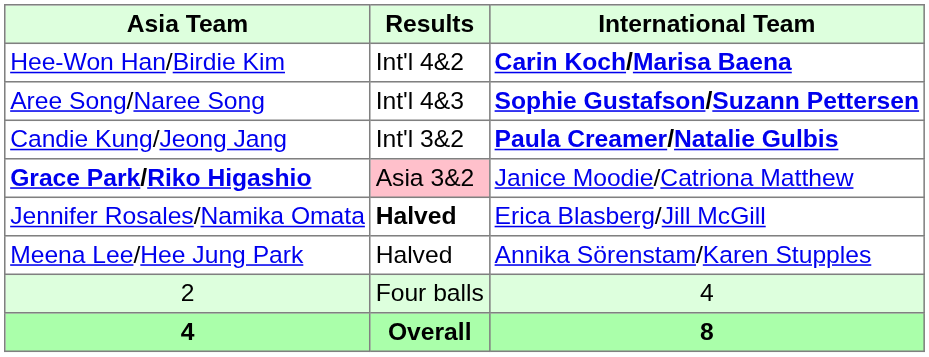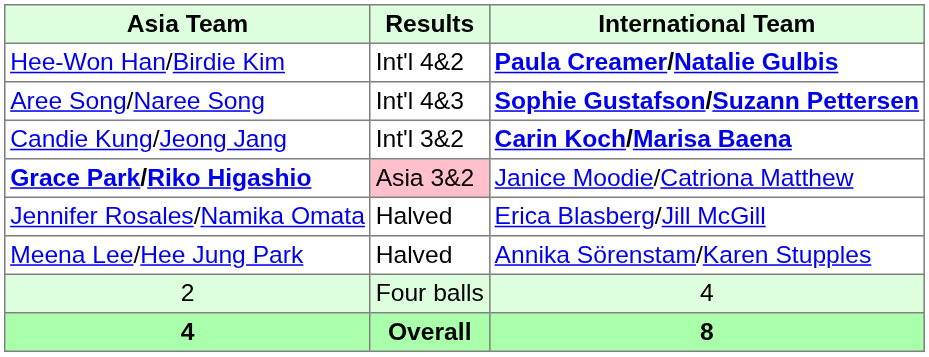(643, 62) Carin Koch/Marisa Baena -> (666, 62) Paula Creamer/Natalie Gulbis
(666, 139) Paula Creamer/Natalie Gulbis -> (643, 139) Carin Koch/Marisa Baena
(416, 216) bold -> (414, 216) normal
